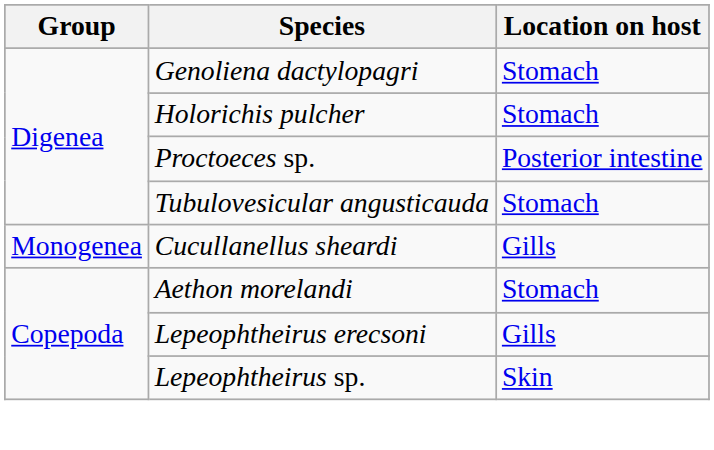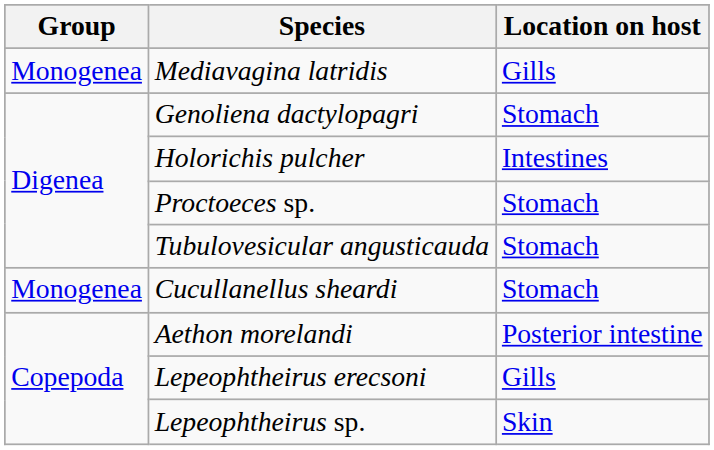+ row: (271, 70)
(550, 114) Stomach -> (555, 158) Intestines
(602, 158) Posterior intestine -> (550, 202) Stomach
(529, 245) Gills -> (550, 289) Stomach
(550, 289) Stomach -> (602, 333) Posterior intestine
